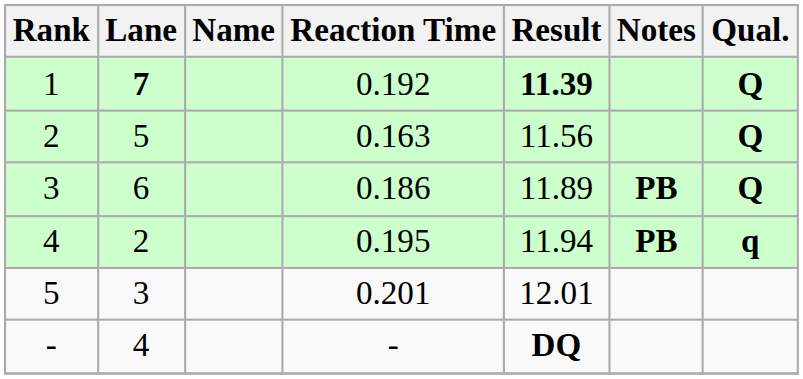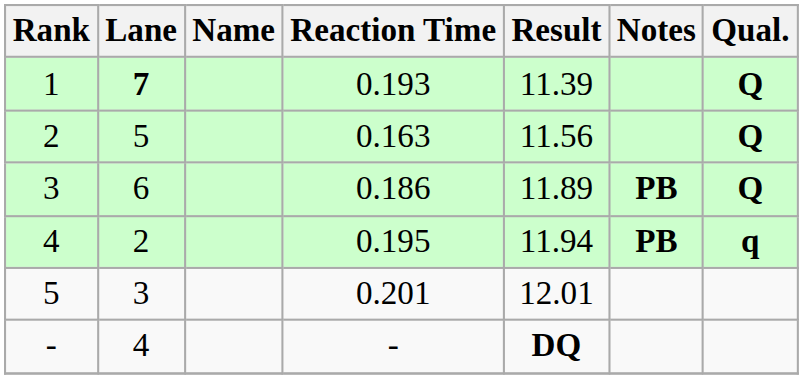(393, 83) 0.192 -> (393, 83) 0.193
(556, 83) bold -> (556, 83) normal
